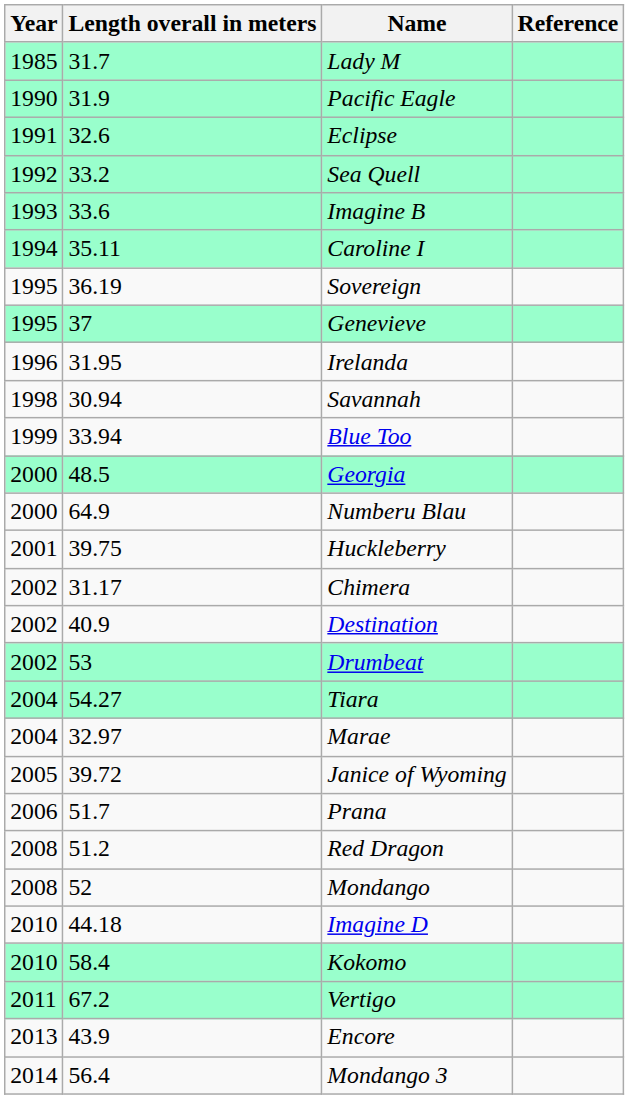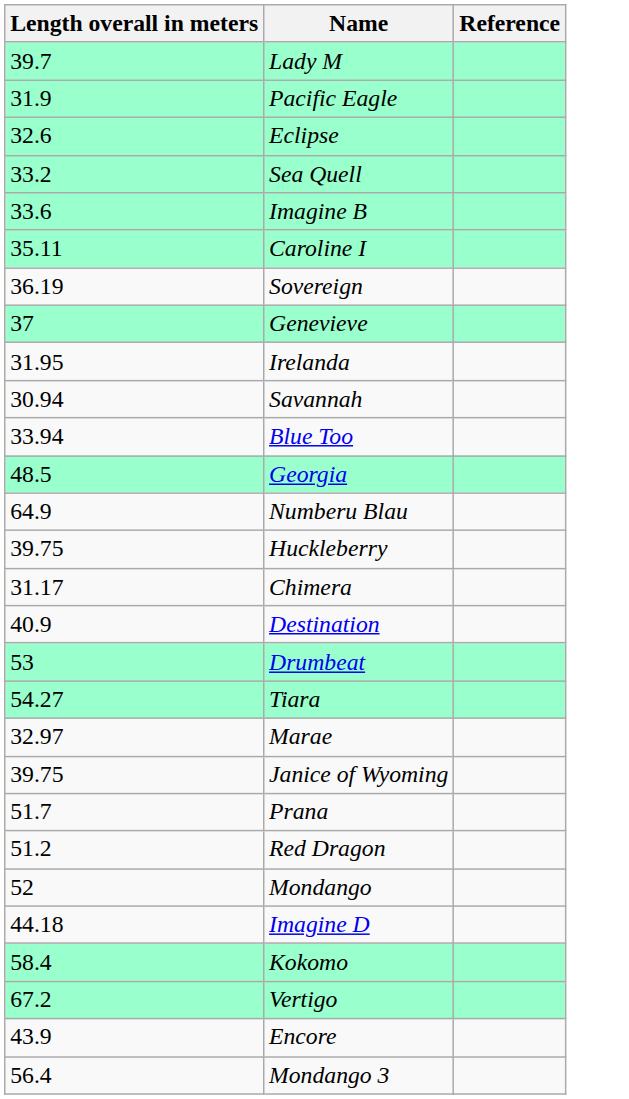- column: (34, 23)
(89, 60) 31.7 -> (31, 60) 39.7
(95, 774) 39.72 -> (37, 774) 39.75
